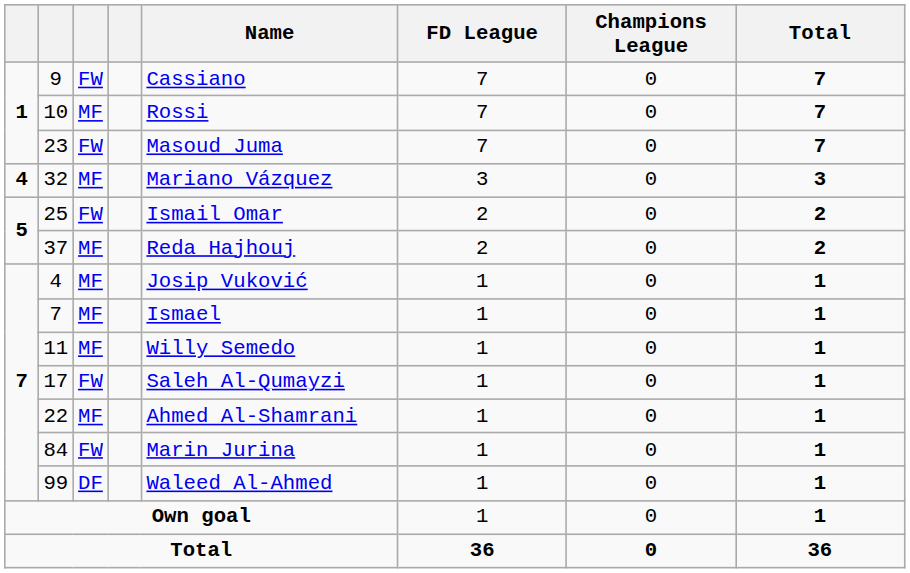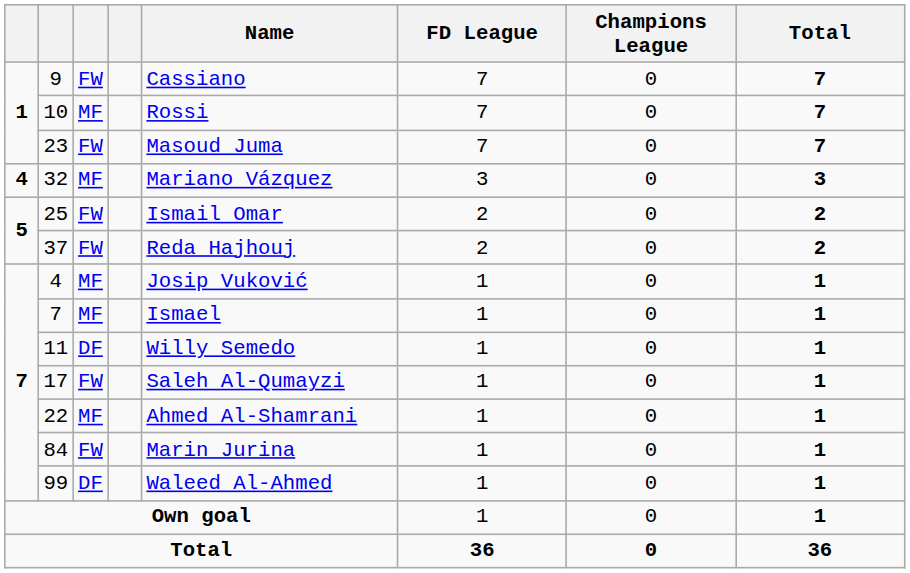(90, 248) MF -> (90, 248) FW
(90, 349) MF -> (90, 349) DF
